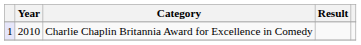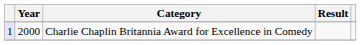(29, 31) 2010 -> (29, 31) 2000
